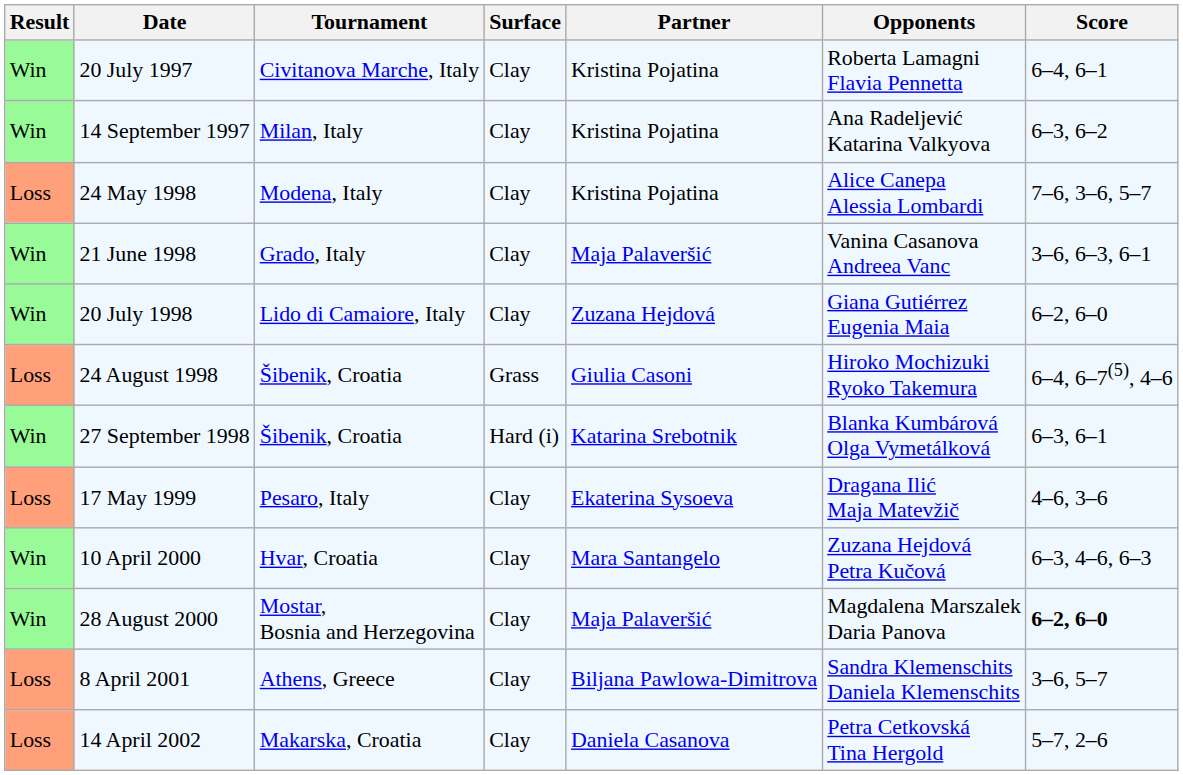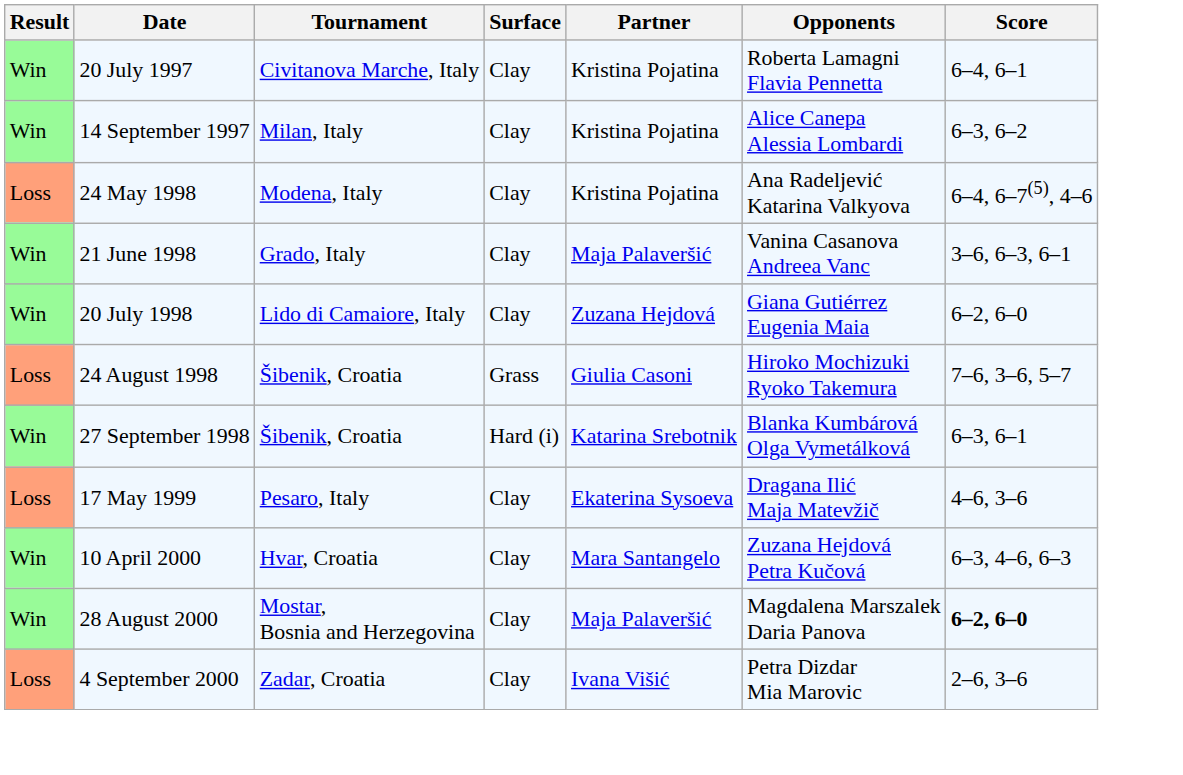(909, 130) Ana Radeljević Katarina Valkyova -> (825, 130) Alice Canepa Alessia Lombardi
(905, 191) Alice Canepa Alessia Lombardi -> (829, 191) Ana Radeljević Katarina Valkyova
(1091, 191) 7–6, 3–6, 5–7 -> (1022, 191) 6–4, 6–7(5), 4–6
(1102, 374) 6–4, 6–7(5), 4–6 -> (1011, 374) 7–6, 3–6, 5–7
+ row: (159, 678)
- row: (135, 678)
- row: (140, 739)
